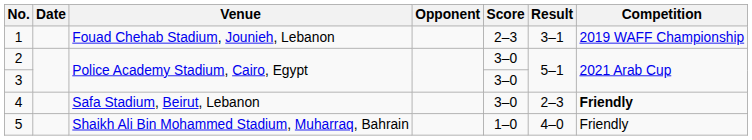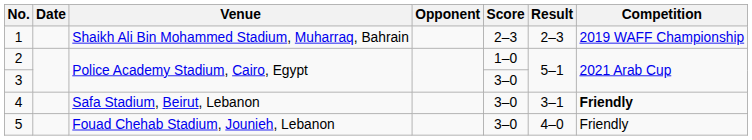(203, 37) Fouad Chehab Stadium, Jounieh, Lebanon -> (241, 37) Shaikh Ali Bin Mohammed Stadium, Muharraq, Bahrain
(552, 37) 3–1 -> (552, 37) 2–3
(506, 59) 3–0 -> (506, 59) 1–0
(552, 102) 2–3 -> (552, 102) 3–1
(241, 124) Shaikh Ali Bin Mohammed Stadium, Muharraq, Bahrain -> (203, 124) Fouad Chehab Stadium, Jounieh, Lebanon
(506, 124) 1–0 -> (506, 124) 3–0
